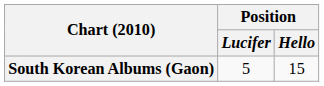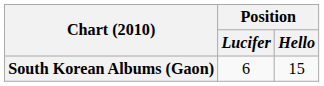(246, 68) 5 -> (246, 68) 6
